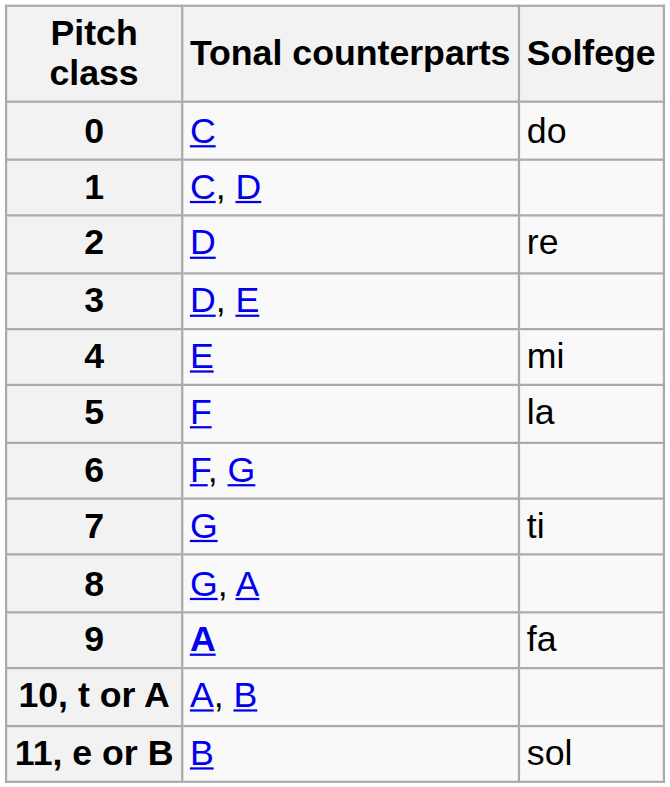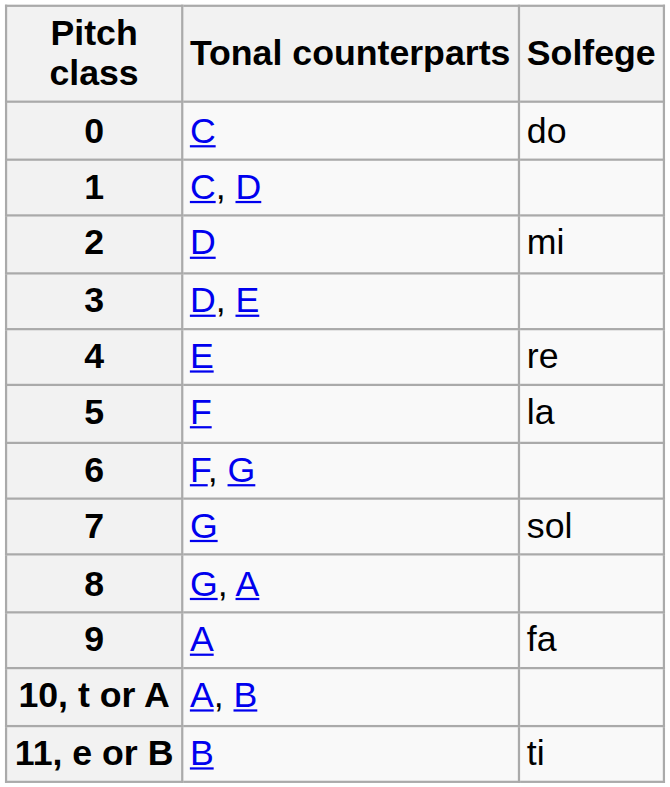(543, 243) re -> (546, 243) mi
(546, 356) mi -> (543, 356) re
(536, 526) ti -> (550, 526) sol
(203, 639) bold -> (202, 639) normal
(550, 752) sol -> (536, 752) ti
